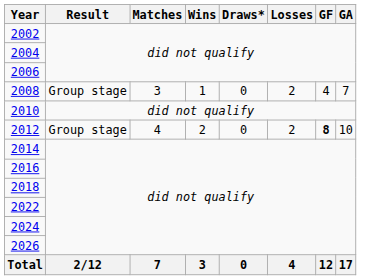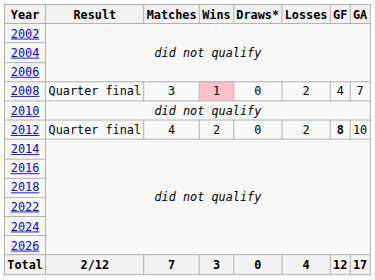(88, 91) Group stage -> (95, 91) Quarter final
(202, 91) no background -> (216, 91) pink background
(88, 130) Group stage -> (95, 130) Quarter final
